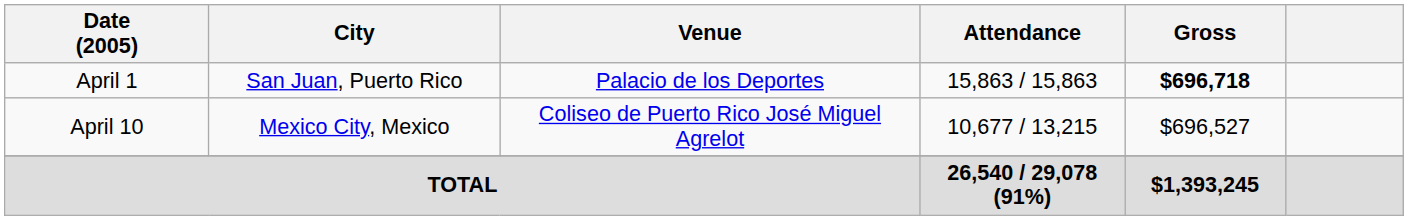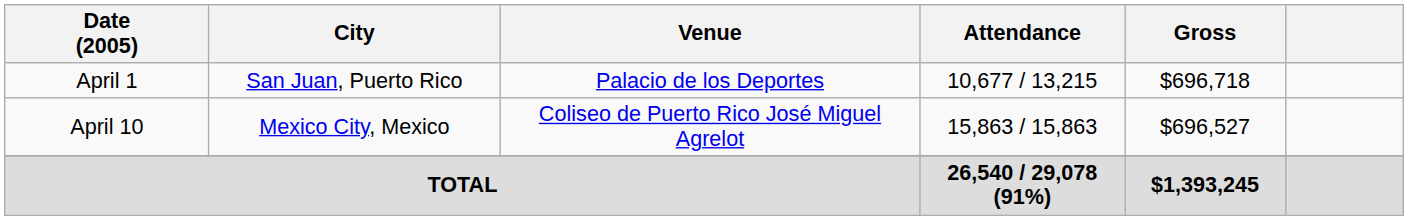(1022, 80) 15,863 / 15,863 -> (1022, 80) 10,677 / 13,215
(1205, 80) bold -> (1205, 80) normal
(1022, 126) 10,677 / 13,215 -> (1022, 126) 15,863 / 15,863
